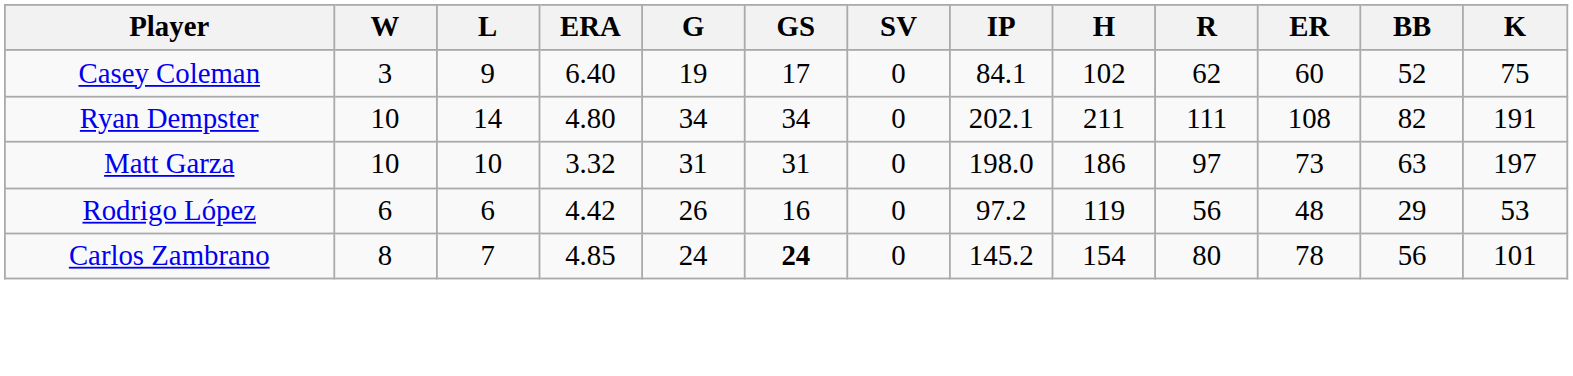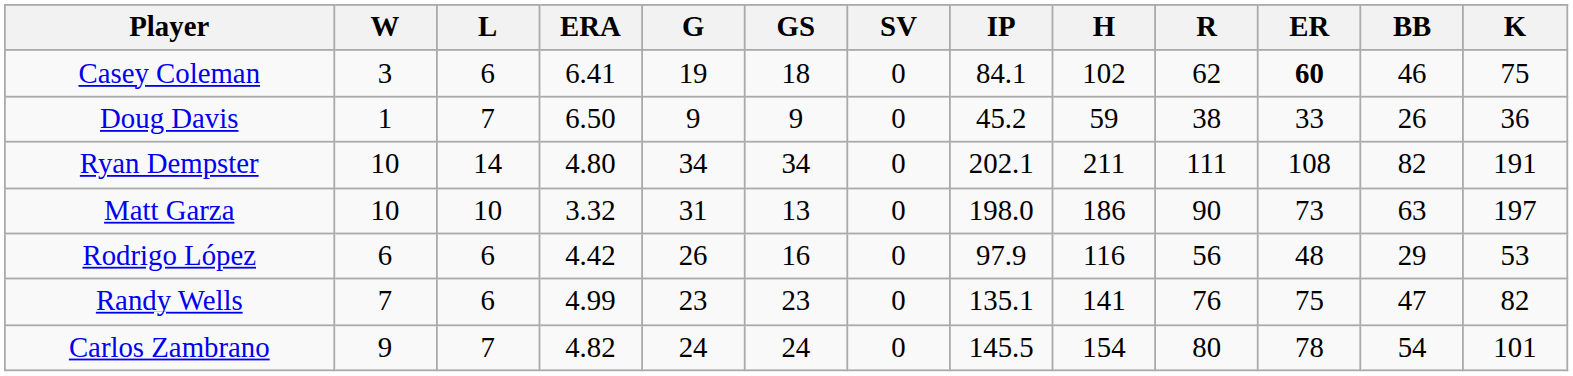(488, 73) 9 -> (488, 73) 6
(590, 73) 6.40 -> (590, 73) 6.41
(796, 73) 17 -> (796, 73) 18
(1309, 73) normal -> (1309, 73) bold
(1412, 73) 52 -> (1412, 73) 46
+ row: (169, 118)
(796, 164) 31 -> (796, 210) 13
(1207, 164) 97 -> (1207, 210) 90
(1001, 210) 97.2 -> (1001, 255) 97.9
(1104, 210) 119 -> (1104, 255) 116
+ row: (169, 301)
(385, 255) 8 -> (385, 347) 9
(590, 255) 4.85 -> (590, 347) 4.82
(796, 255) bold -> (796, 347) normal
(1001, 255) 145.2 -> (1001, 347) 145.5
(1412, 255) 56 -> (1412, 347) 54
